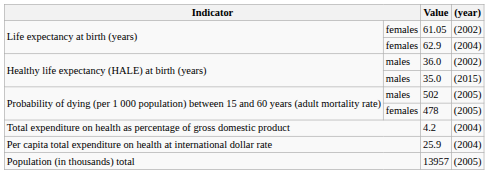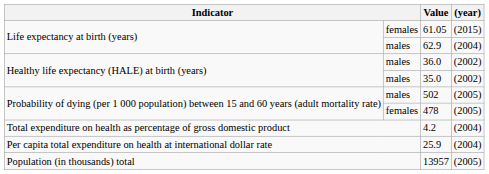(468, 29) (2002) -> (468, 29) (2015)
(402, 45) females -> (398, 45) males
(468, 78) (2015) -> (468, 78) (2002)
